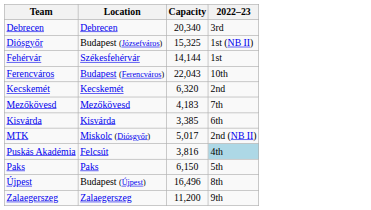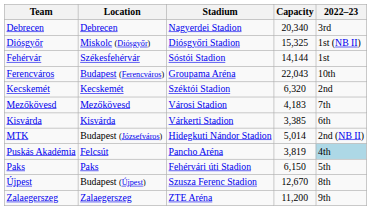+ column: (220, 12)
(121, 43) Budapest (Józsefváros) -> (115, 43) Miskolc (Diósgyőr)
(115, 136) Miskolc (Diósgyőr) -> (121, 136) Budapest (Józsefváros)
(187, 136) 5,017 -> (295, 136) 5,014
(187, 151) 3,816 -> (295, 151) 3,819
(187, 182) 16,496 -> (295, 182) 12,670
